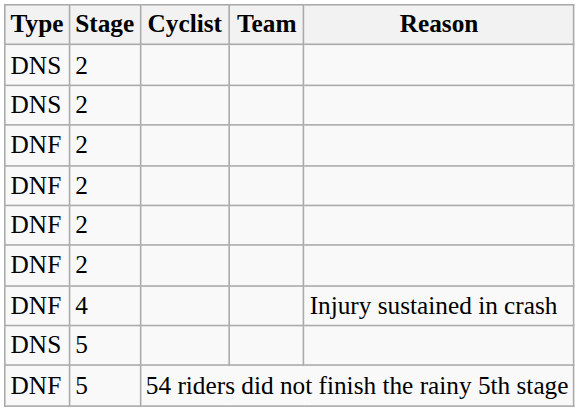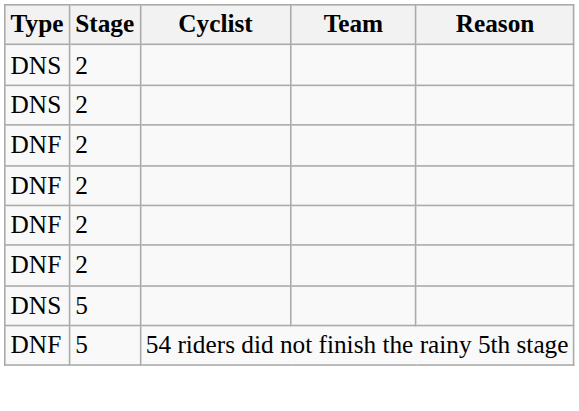- row: (36, 305)
